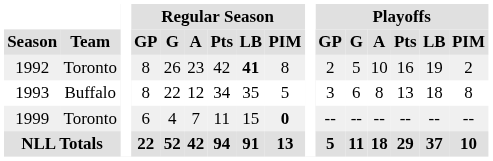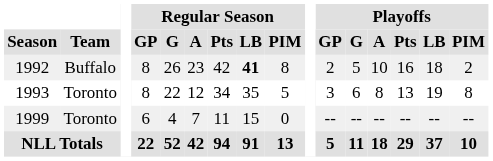(90, 67) Toronto -> (90, 67) Buffalo
(434, 67) 19 -> (434, 67) 18
(90, 93) Buffalo -> (90, 93) Toronto
(434, 93) 18 -> (434, 93) 19
(285, 118) bold -> (285, 118) normal
